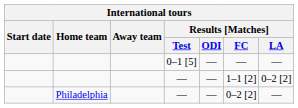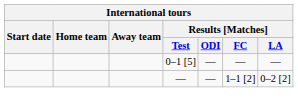- row: (82, 95)
